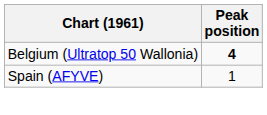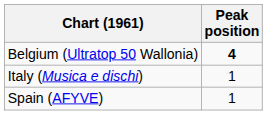+ row: (75, 76)
